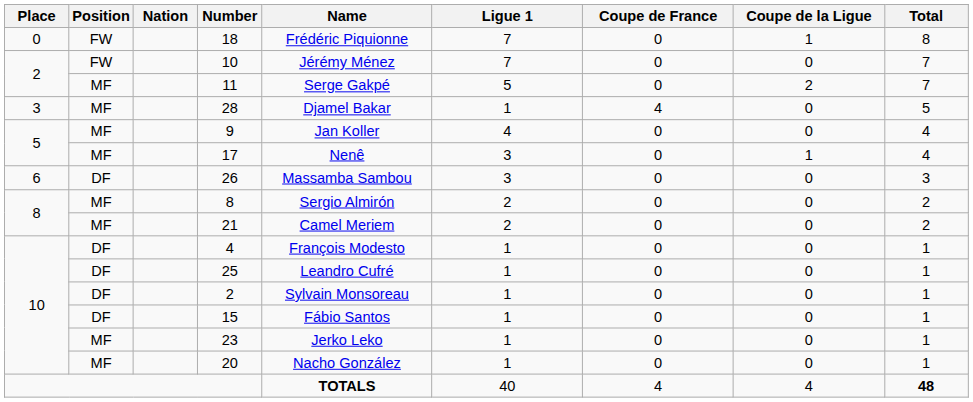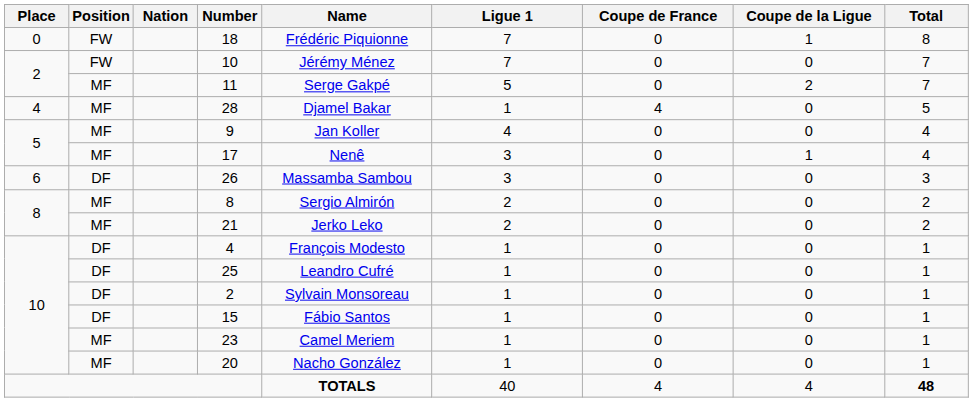(37, 109) 3 -> (37, 109) 4
(347, 224) Camel Meriem -> (347, 224) Jerko Leko
(347, 340) Jerko Leko -> (347, 340) Camel Meriem
